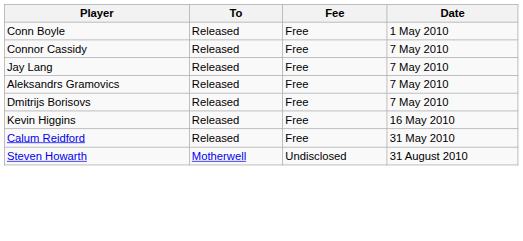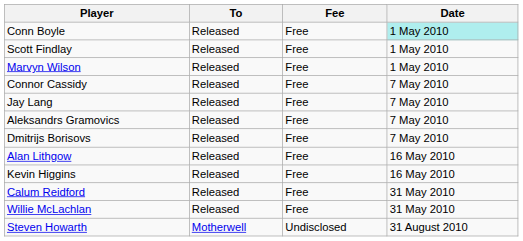(419, 31) no background -> (419, 31) paleturquoise background
+ row: (39, 49)
+ row: (44, 67)
+ row: (39, 156)
+ row: (49, 209)
